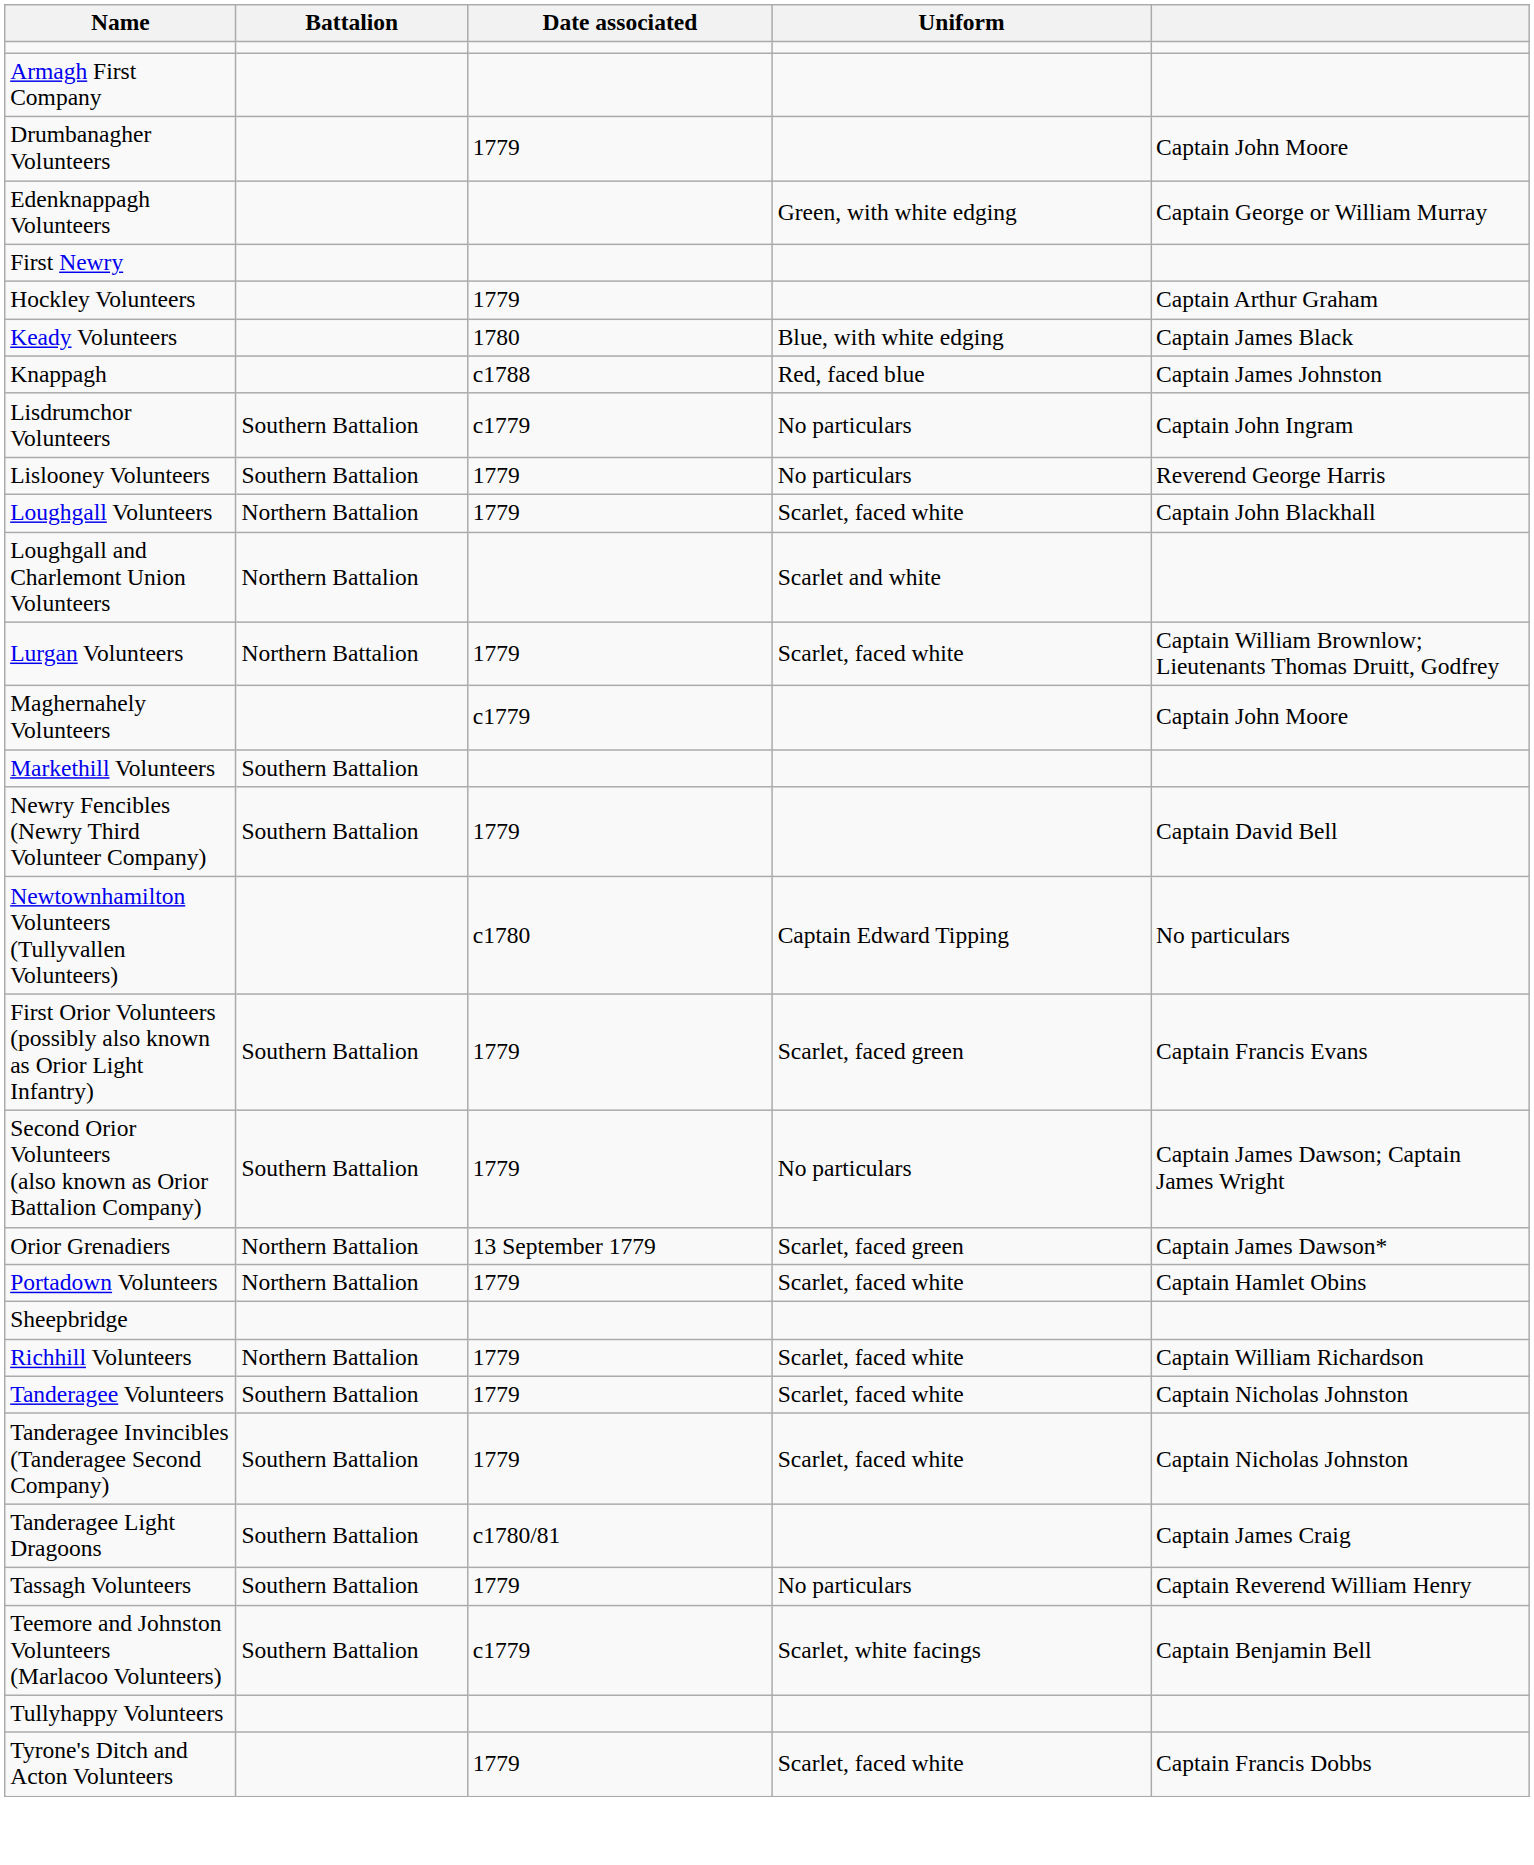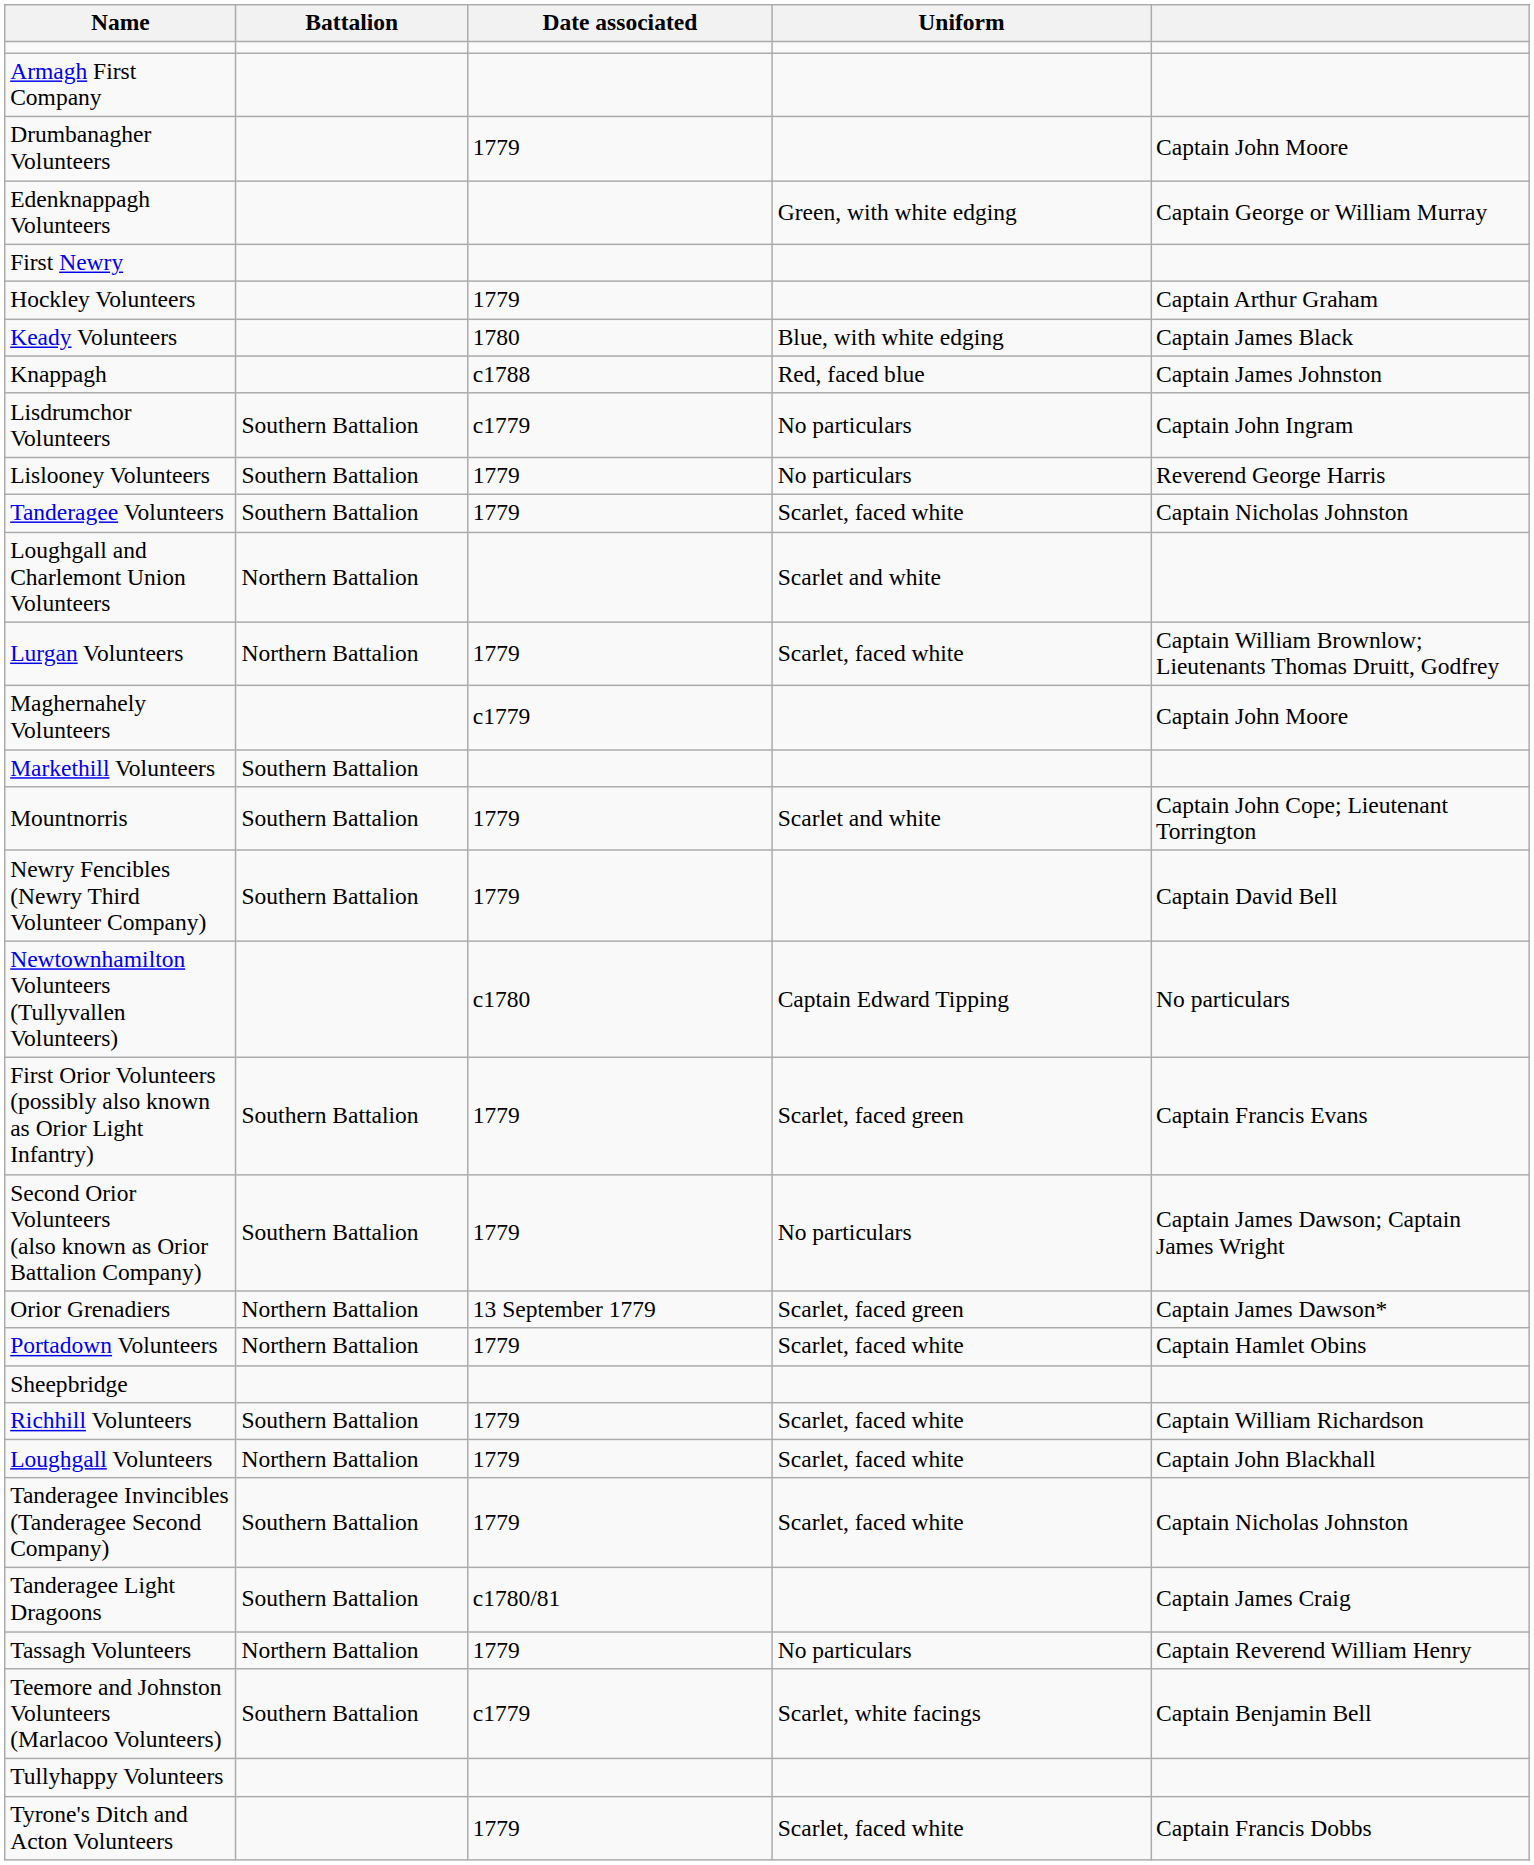rows swapped: (111, 512) <-> (117, 1394)
+ row: (69, 818)
(330, 1357) Northern Battalion -> (330, 1421) Southern Battalion
(330, 1585) Southern Battalion -> (330, 1649) Northern Battalion
